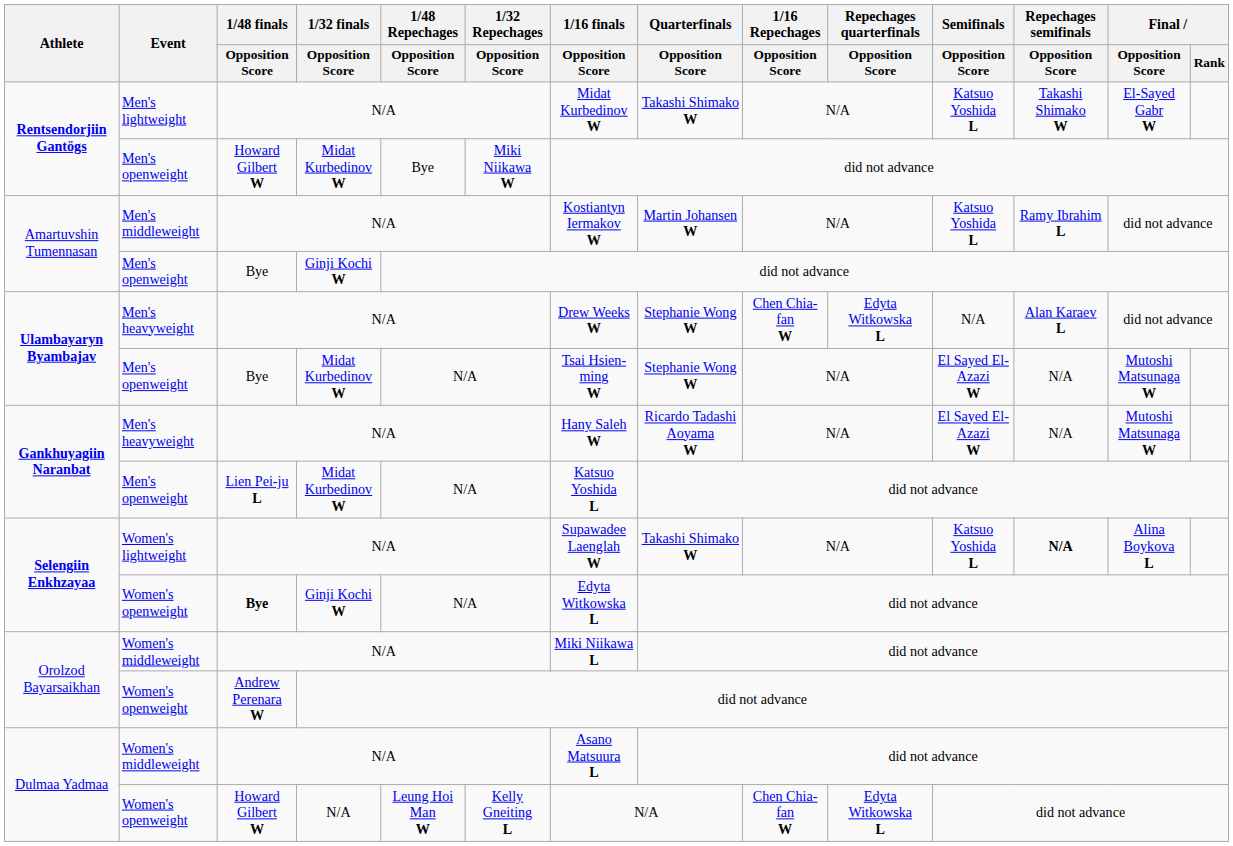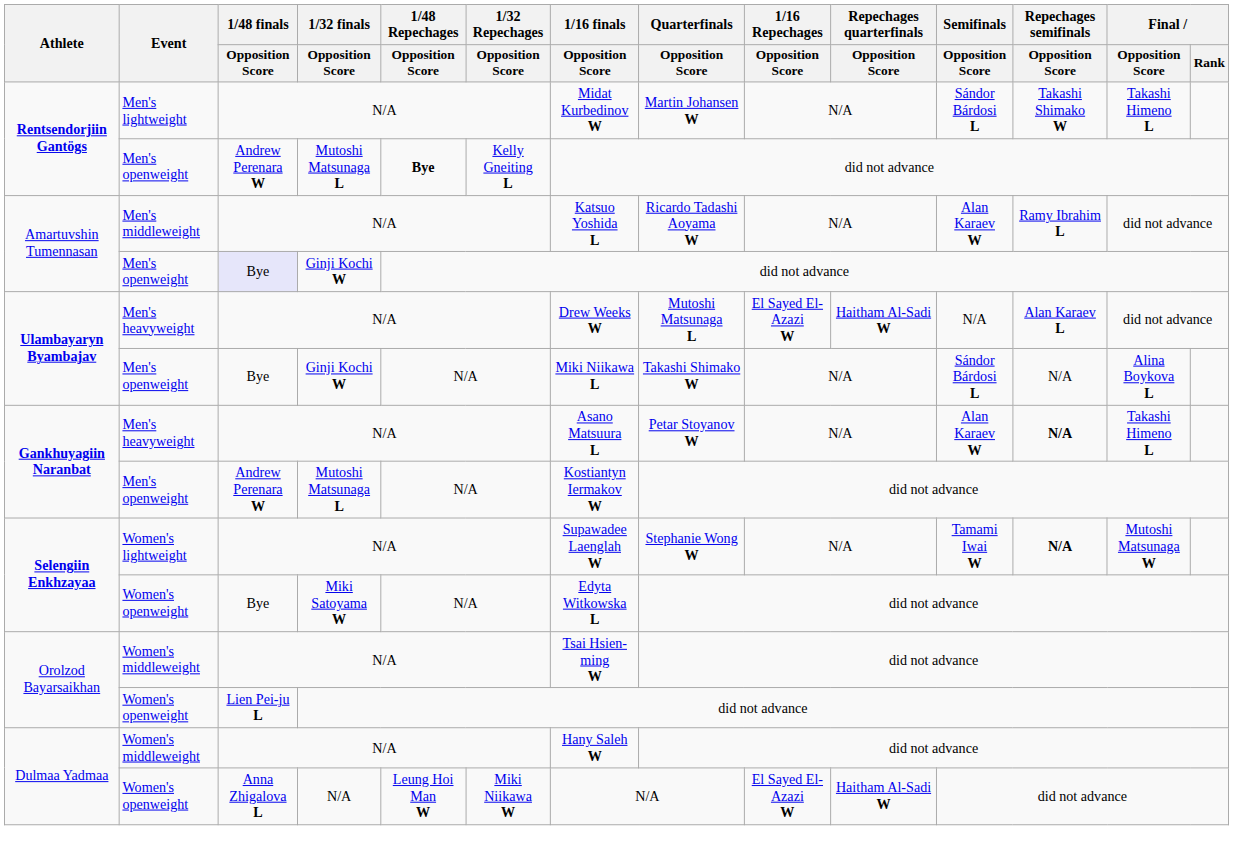(690, 110) Takashi Shimako W -> (692, 110) Martin Johansen W
(973, 110) Katsuo Yoshida L -> (975, 110) Sándor Bárdosi L
(1149, 110) El-Sayed Gabr W -> (1149, 110) Takashi Himeno L
(257, 167) Howard Gilbert W -> (258, 167) Andrew Perenara W
(338, 167) Midat Kurbedinov W -> (339, 167) Mutoshi Matsunaga L
(423, 167) normal -> (423, 167) bold
(507, 167) Miki Niikawa W -> (508, 167) Kelly Gneiting L
(594, 224) Kostiantyn Iermakov W -> (595, 224) Katsuo Yoshida L
(690, 224) Martin Johansen W -> (692, 224) Ricardo Tadashi Aoyama W
(973, 224) Katsuo Yoshida L -> (975, 224) Alan Karaev W
(257, 272) no background -> (258, 272) lavender background
(690, 320) Stephanie Wong W -> (692, 320) Mutoshi Matsunaga L
(785, 320) Chen Chia-fan W -> (787, 320) El Sayed El-Azazi W
(880, 320) Edyta Witkowska L -> (884, 320) Haitham Al-Sadi W
(338, 377) Midat Kurbedinov W -> (339, 377) Ginji Kochi W
(594, 377) Tsai Hsien-ming W -> (595, 377) Miki Niikawa L
(690, 377) Stephanie Wong W -> (692, 377) Takashi Shimako W
(973, 377) El Sayed El-Azazi W -> (975, 377) Sándor Bárdosi L
(1149, 377) Mutoshi Matsunaga W -> (1149, 377) Alina Boykova L
(594, 433) Hany Saleh W -> (595, 433) Asano Matsuura L
(690, 433) Ricardo Tadashi Aoyama W -> (692, 433) Petar Stoyanov W
(973, 433) El Sayed El-Azazi W -> (975, 433) Alan Karaev W
(1061, 433) normal -> (1060, 433) bold
(1149, 433) Mutoshi Matsunaga W -> (1149, 433) Takashi Himeno L
(257, 490) Lien Pei-ju L -> (258, 490) Andrew Perenara W
(338, 490) Midat Kurbedinov W -> (339, 490) Mutoshi Matsunaga L
(594, 490) Katsuo Yoshida L -> (595, 490) Kostiantyn Iermakov W
(690, 546) Takashi Shimako W -> (692, 546) Stephanie Wong W
(973, 546) Katsuo Yoshida L -> (975, 546) Tamami Iwai W
(1149, 546) Alina Boykova L -> (1149, 546) Mutoshi Matsunaga W
(257, 603) bold -> (258, 603) normal
(338, 603) Ginji Kochi W -> (339, 603) Miki Satoyama W
(594, 651) Miki Niikawa L -> (595, 660) Tsai Hsien-ming W
(257, 700) Andrew Perenara W -> (258, 708) Lien Pei-ju L
(594, 756) Asano Matsuura L -> (595, 748) Hany Saleh W
(257, 813) Howard Gilbert W -> (258, 796) Anna Zhigalova L
(508, 813) Kelly Gneiting L -> (508, 796) Miki Niikawa W
(785, 813) Chen Chia-fan W -> (787, 796) El Sayed El-Azazi W
(880, 813) Edyta Witkowska L -> (884, 796) Haitham Al-Sadi W
